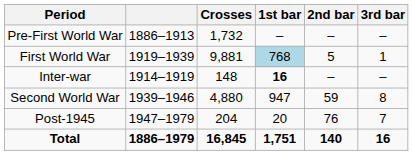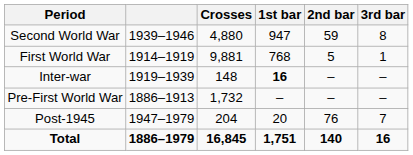rows swapped: (65, 35) <-> (65, 98)
(161, 56) 1919–1939 -> (161, 56) 1914–1919
(280, 56) lightblue background -> (280, 56) no background
(161, 77) 1914–1919 -> (161, 77) 1919–1939
